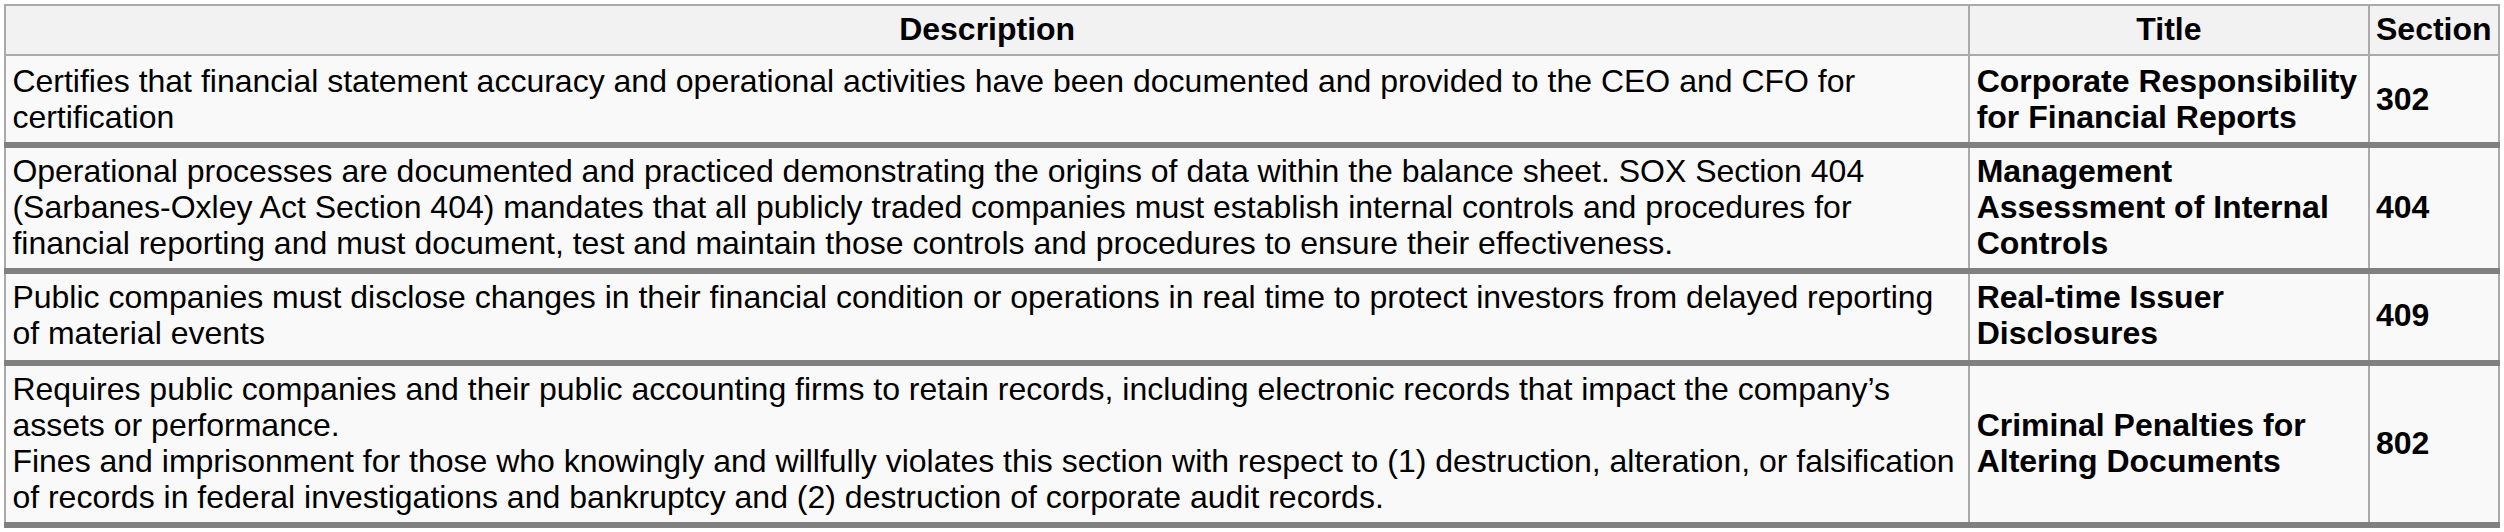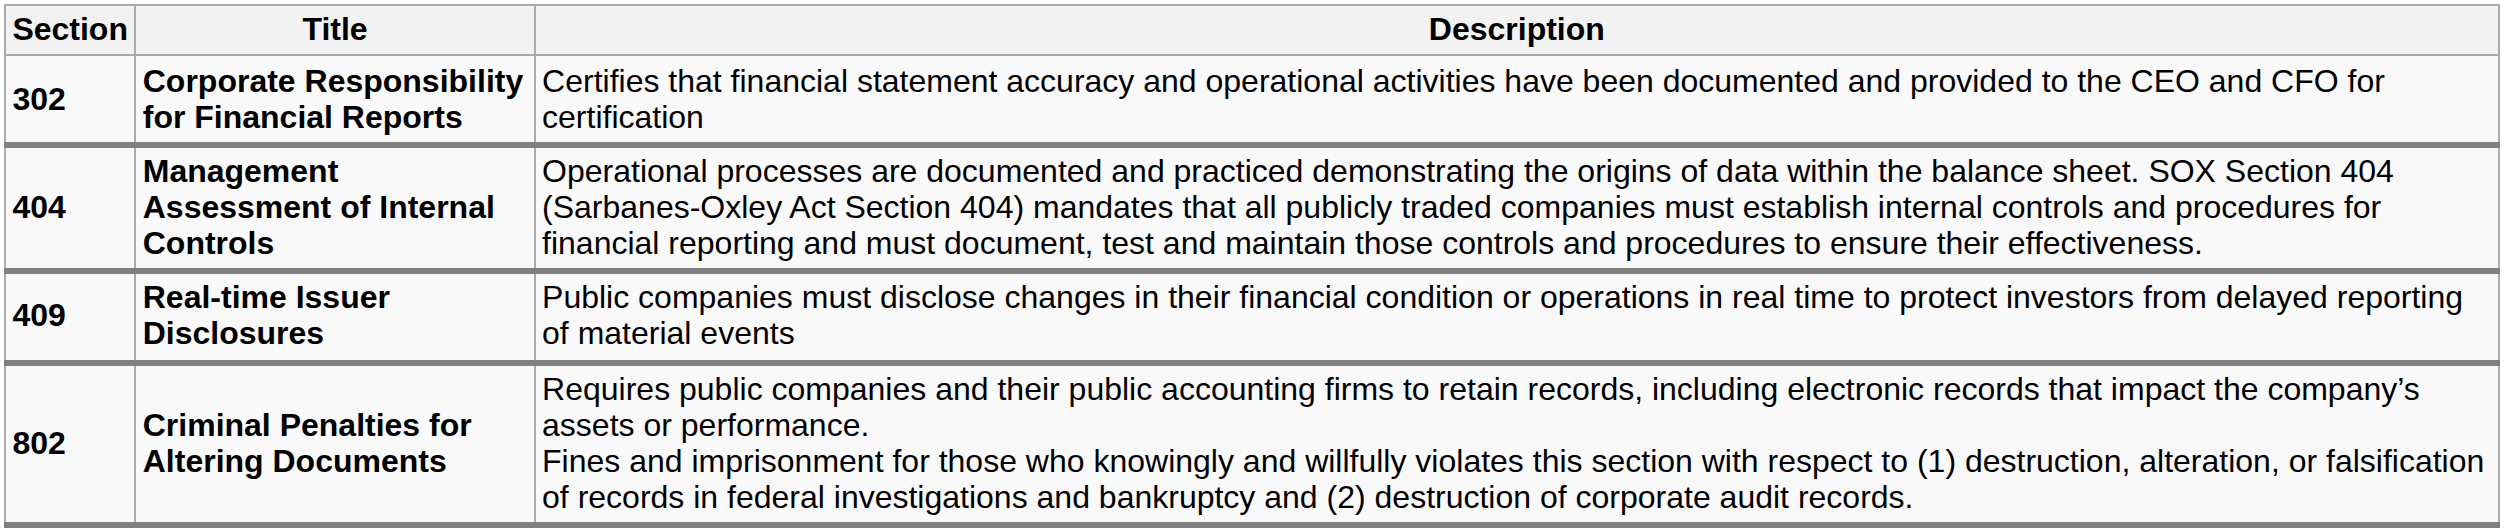columns swapped: (2434, 29) <-> (987, 29)
